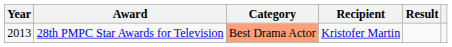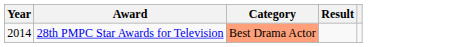- column: (361, 14)
(19, 33) 2013 -> (19, 33) 2014
